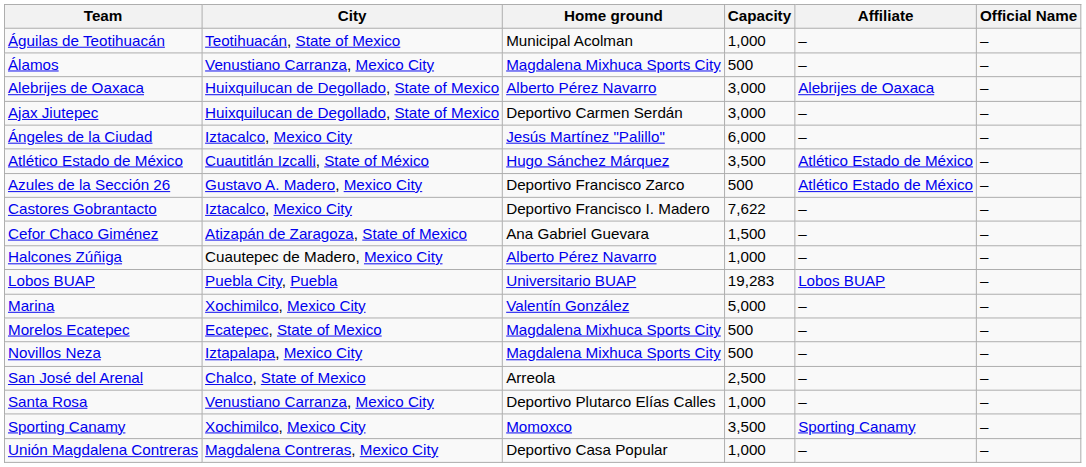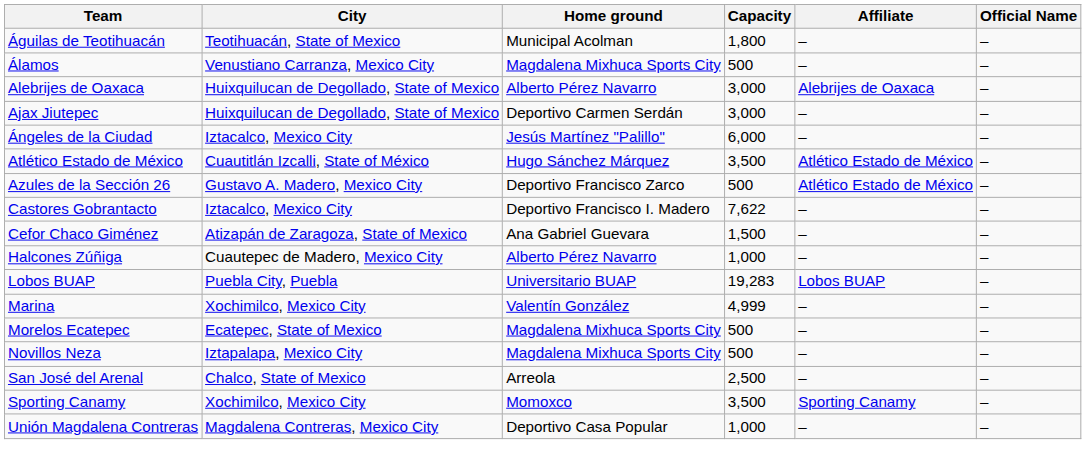(747, 40) 1,000 -> (747, 40) 1,800
(747, 305) 5,000 -> (747, 305) 4,999
- row: (48, 402)
